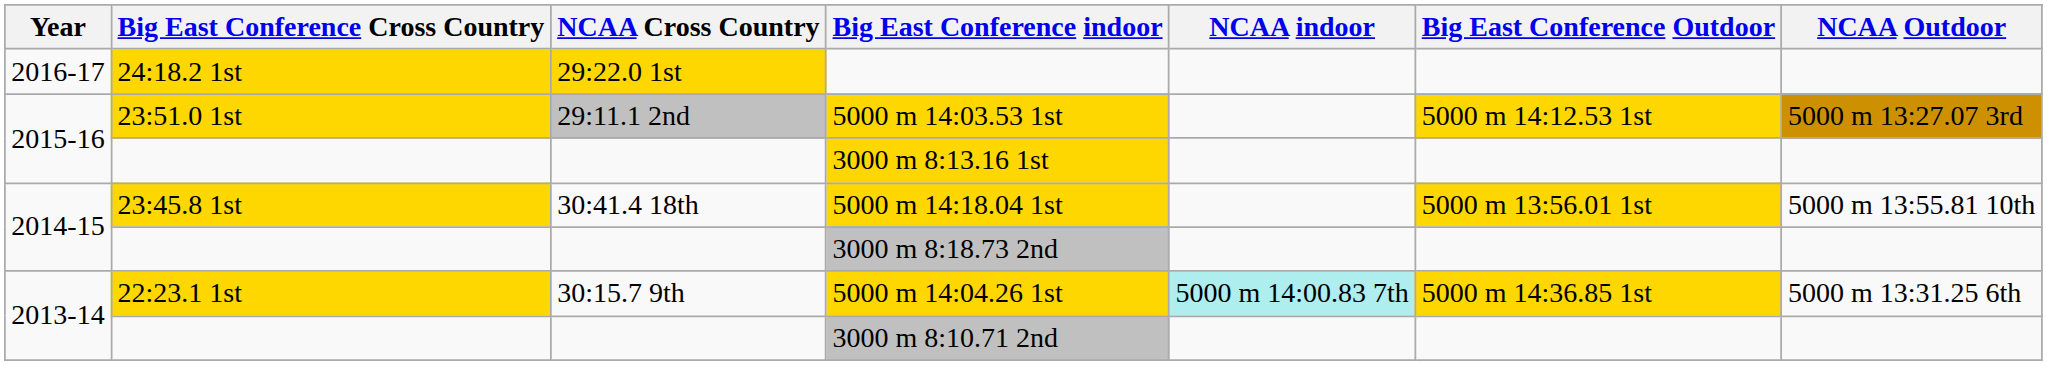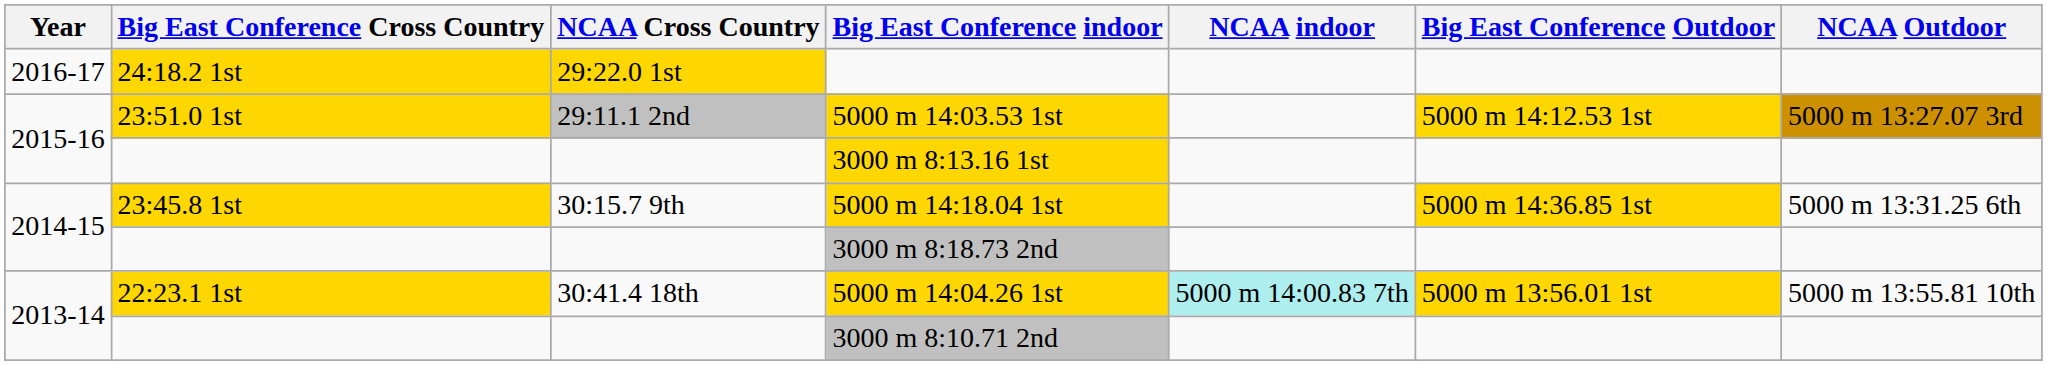(628, 204) 30:41.4 18th -> (621, 204) 30:15.7 9th
(1537, 204) 5000 m 13:56.01 1st -> (1537, 204) 5000 m 14:36.85 1st
(1912, 204) 5000 m 13:55.81 10th -> (1905, 204) 5000 m 13:31.25 6th
(621, 293) 30:15.7 9th -> (628, 293) 30:41.4 18th
(1537, 293) 5000 m 14:36.85 1st -> (1537, 293) 5000 m 13:56.01 1st
(1905, 293) 5000 m 13:31.25 6th -> (1912, 293) 5000 m 13:55.81 10th
